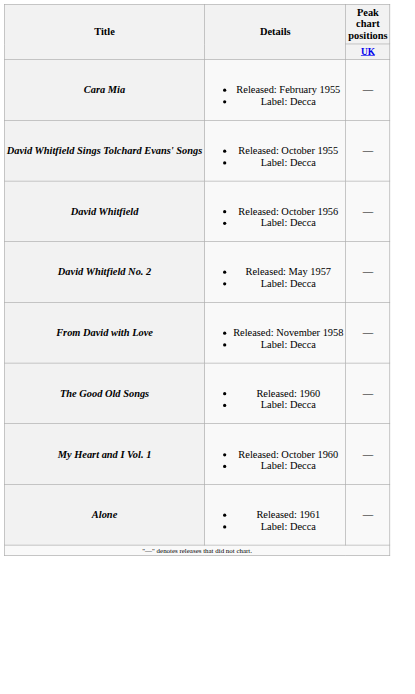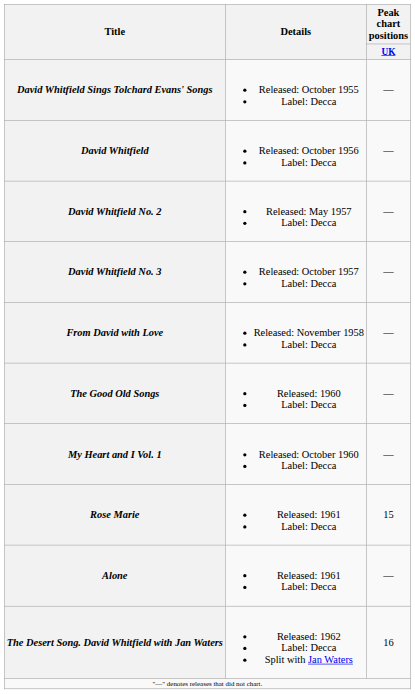- row: (105, 90)
+ row: (115, 272)
+ row: (115, 515)
+ row: (115, 642)
